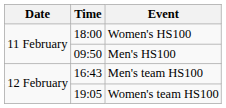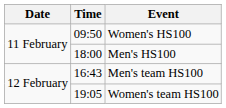(88, 34) 18:00 -> (88, 34) 09:50
(88, 53) 09:50 -> (88, 53) 18:00
